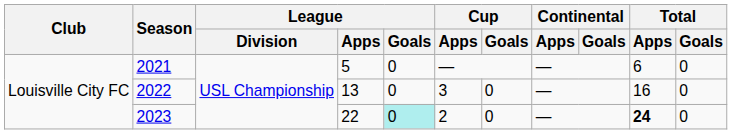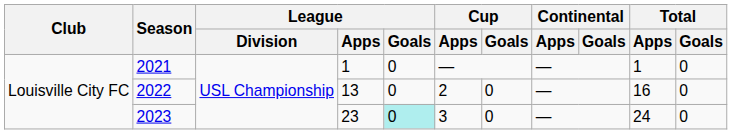(346, 66) 5 -> (346, 66) 1
(637, 66) 6 -> (637, 66) 1
(443, 91) 3 -> (443, 91) 2
(350, 116) 22 -> (350, 116) 23
(443, 116) 2 -> (443, 116) 3
(642, 116) bold -> (642, 116) normal
